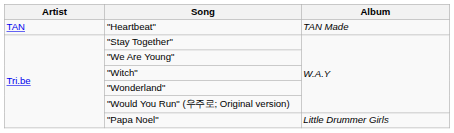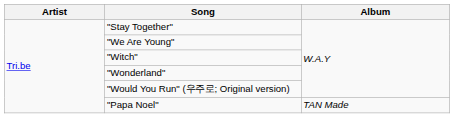- row: (131, 27)
(346, 120) Little Drummer Girls -> (326, 105) TAN Made
